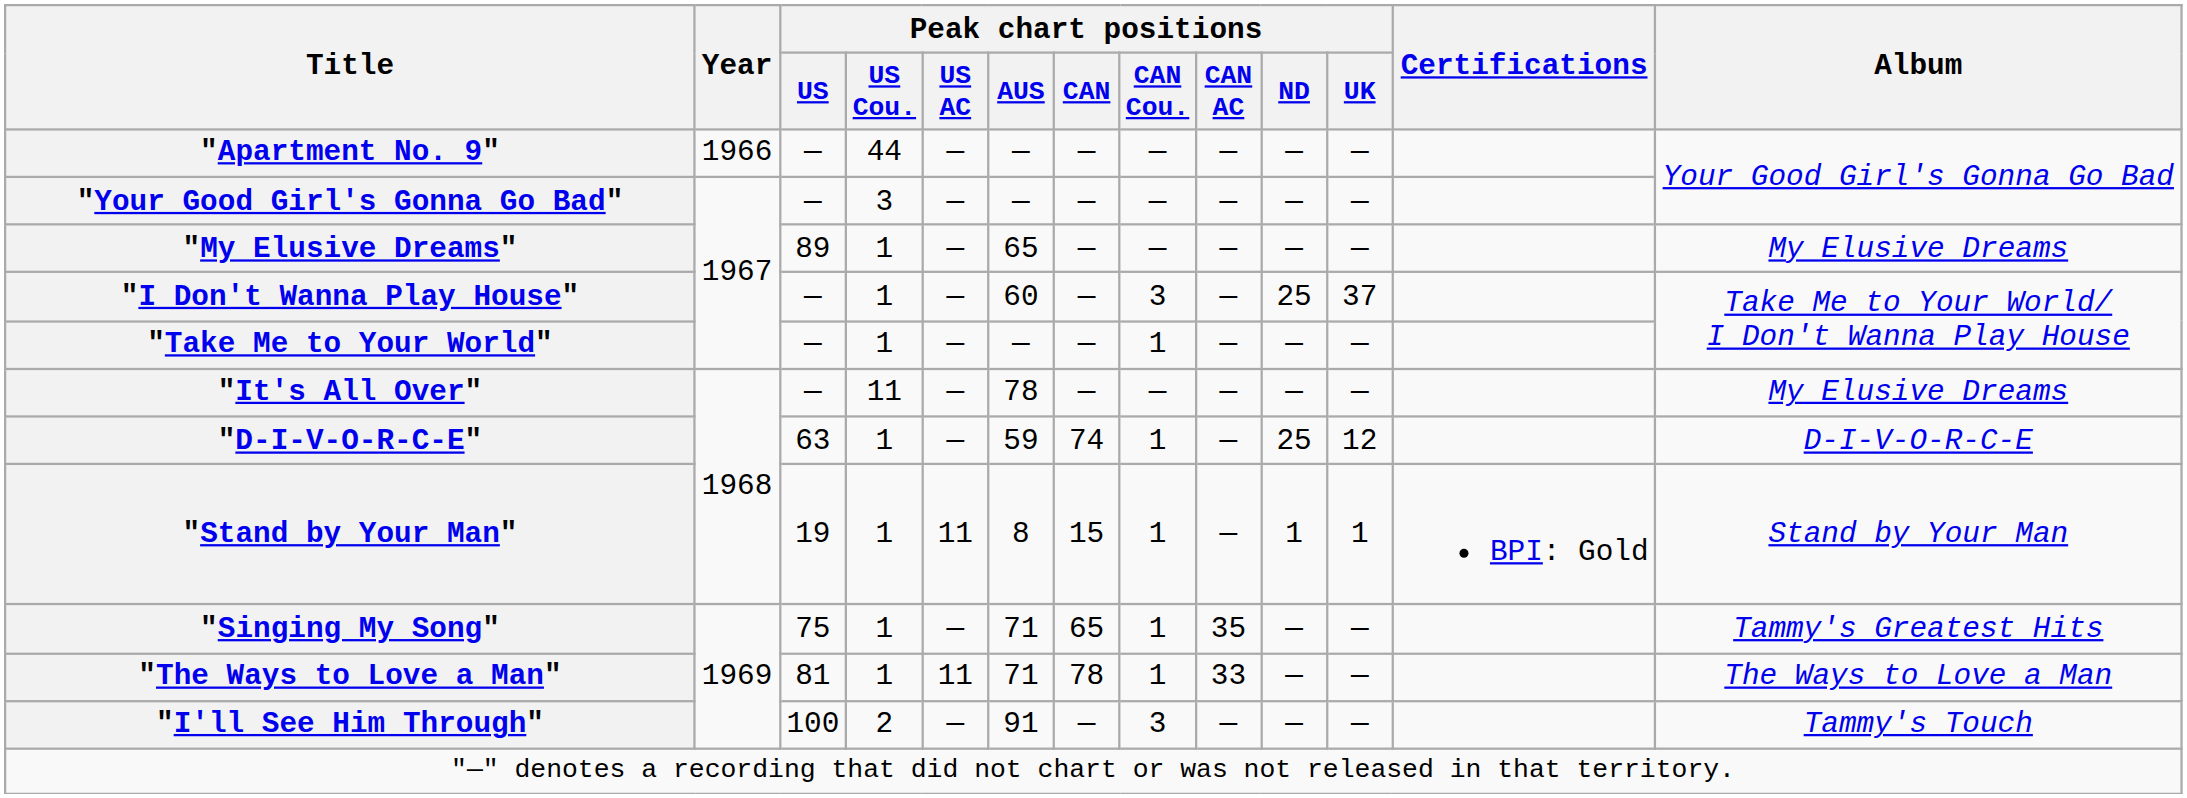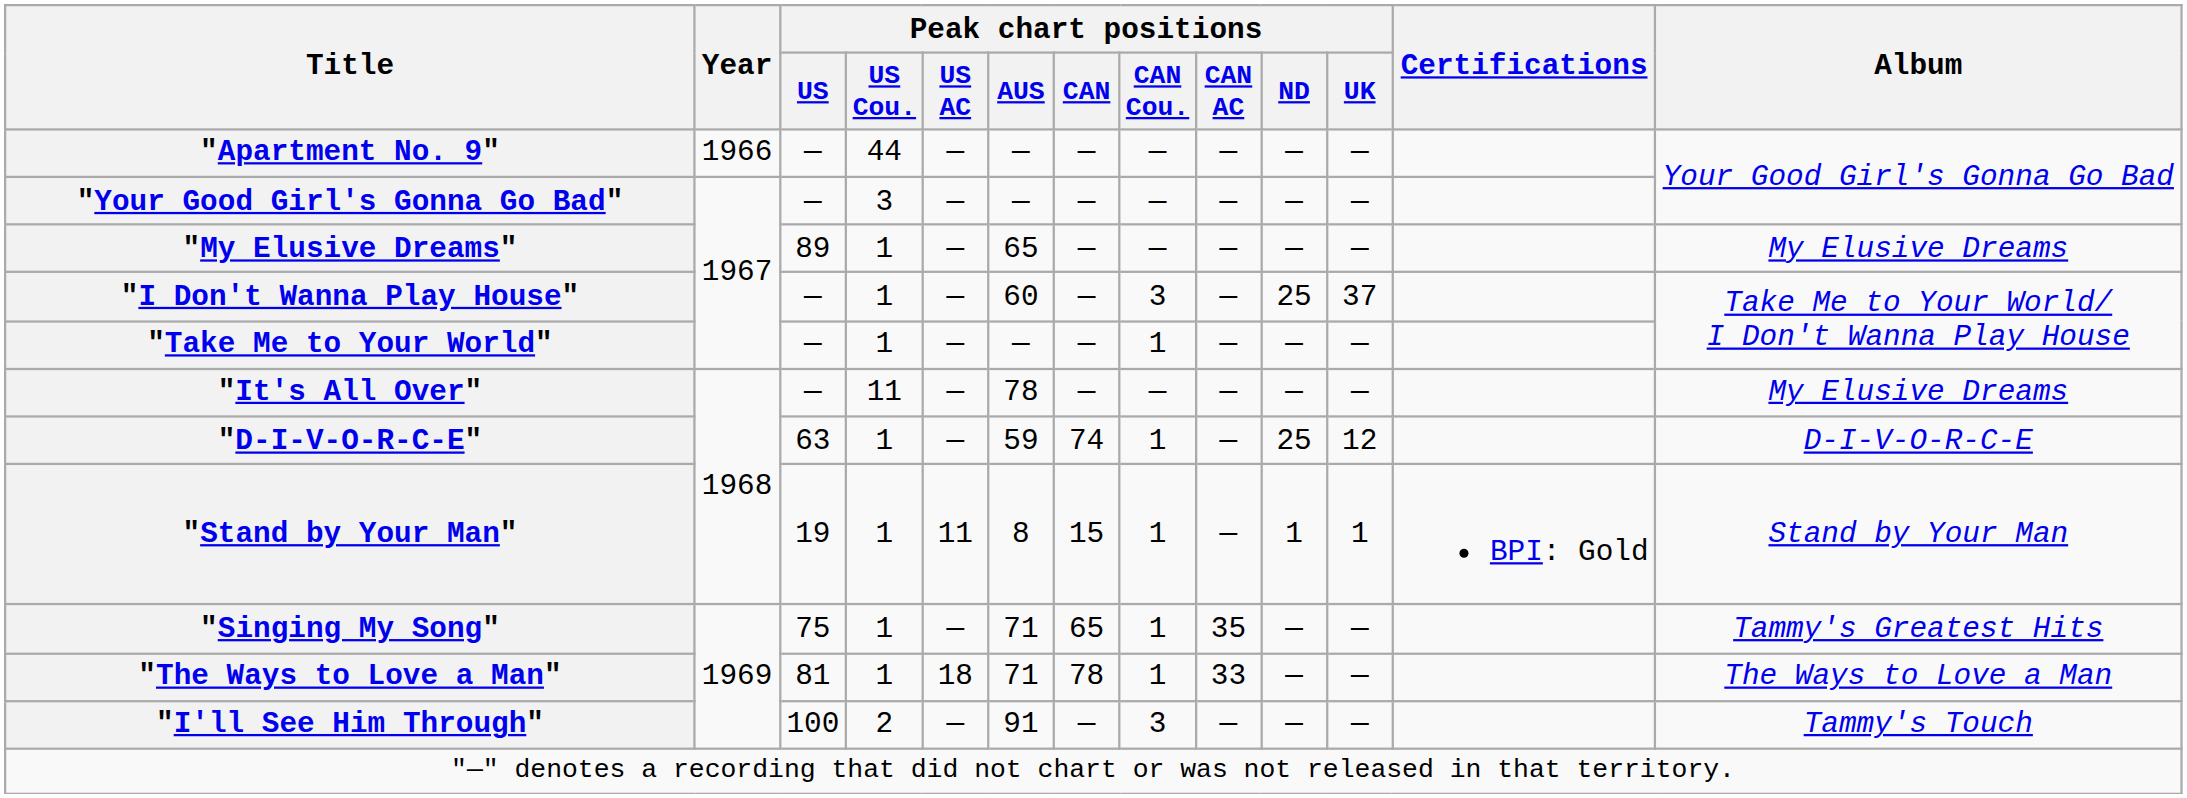(955, 677) 11 -> (955, 677) 18
